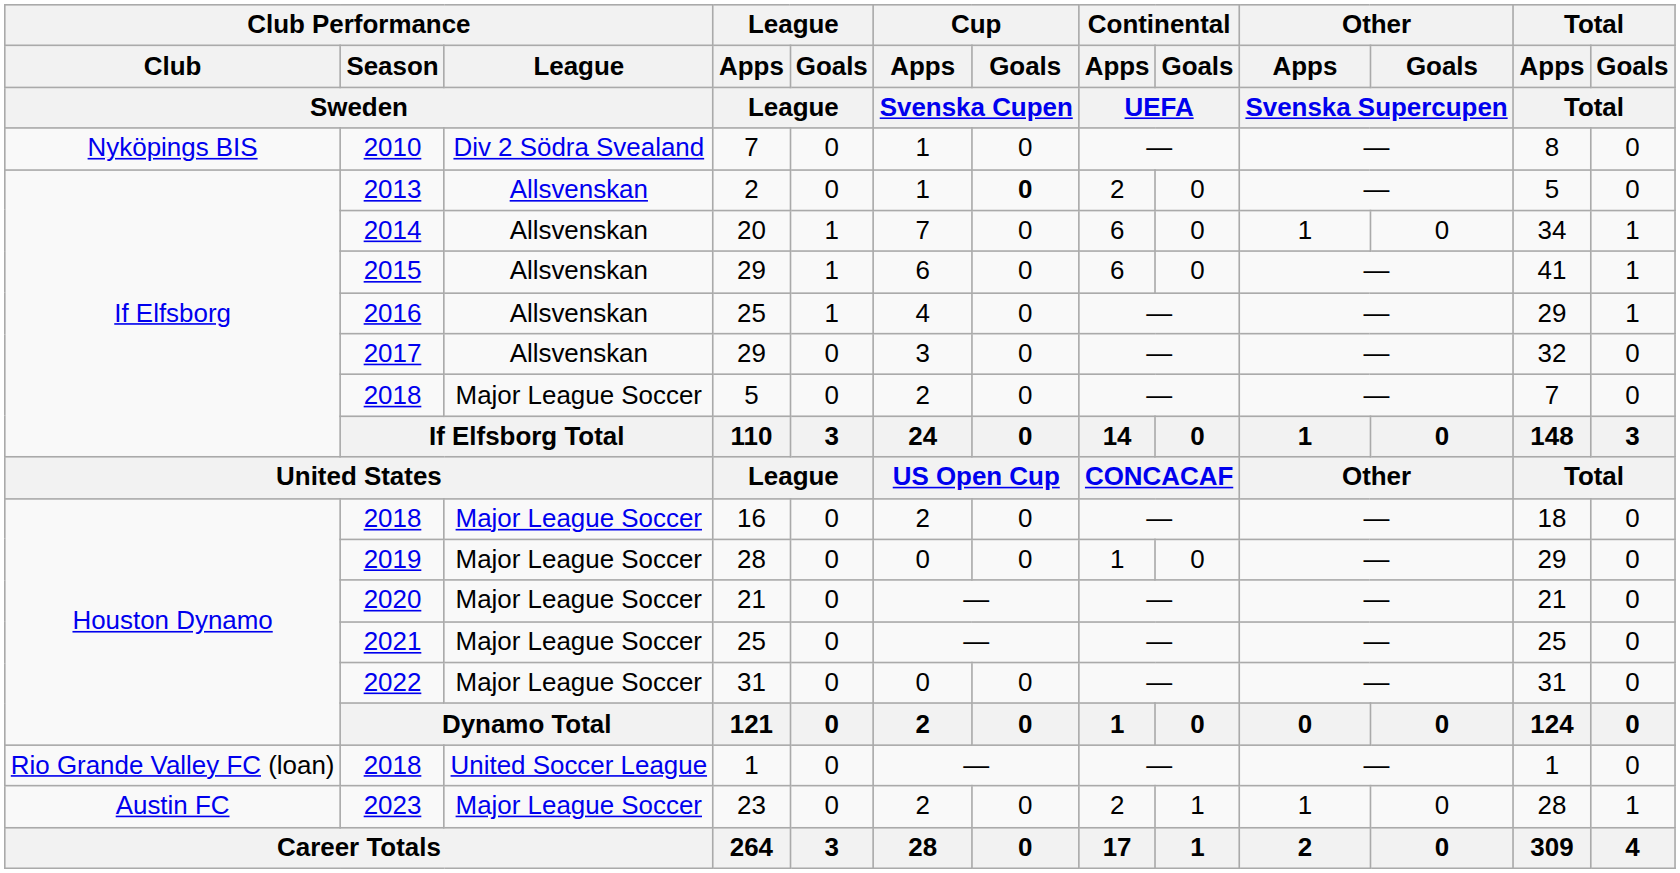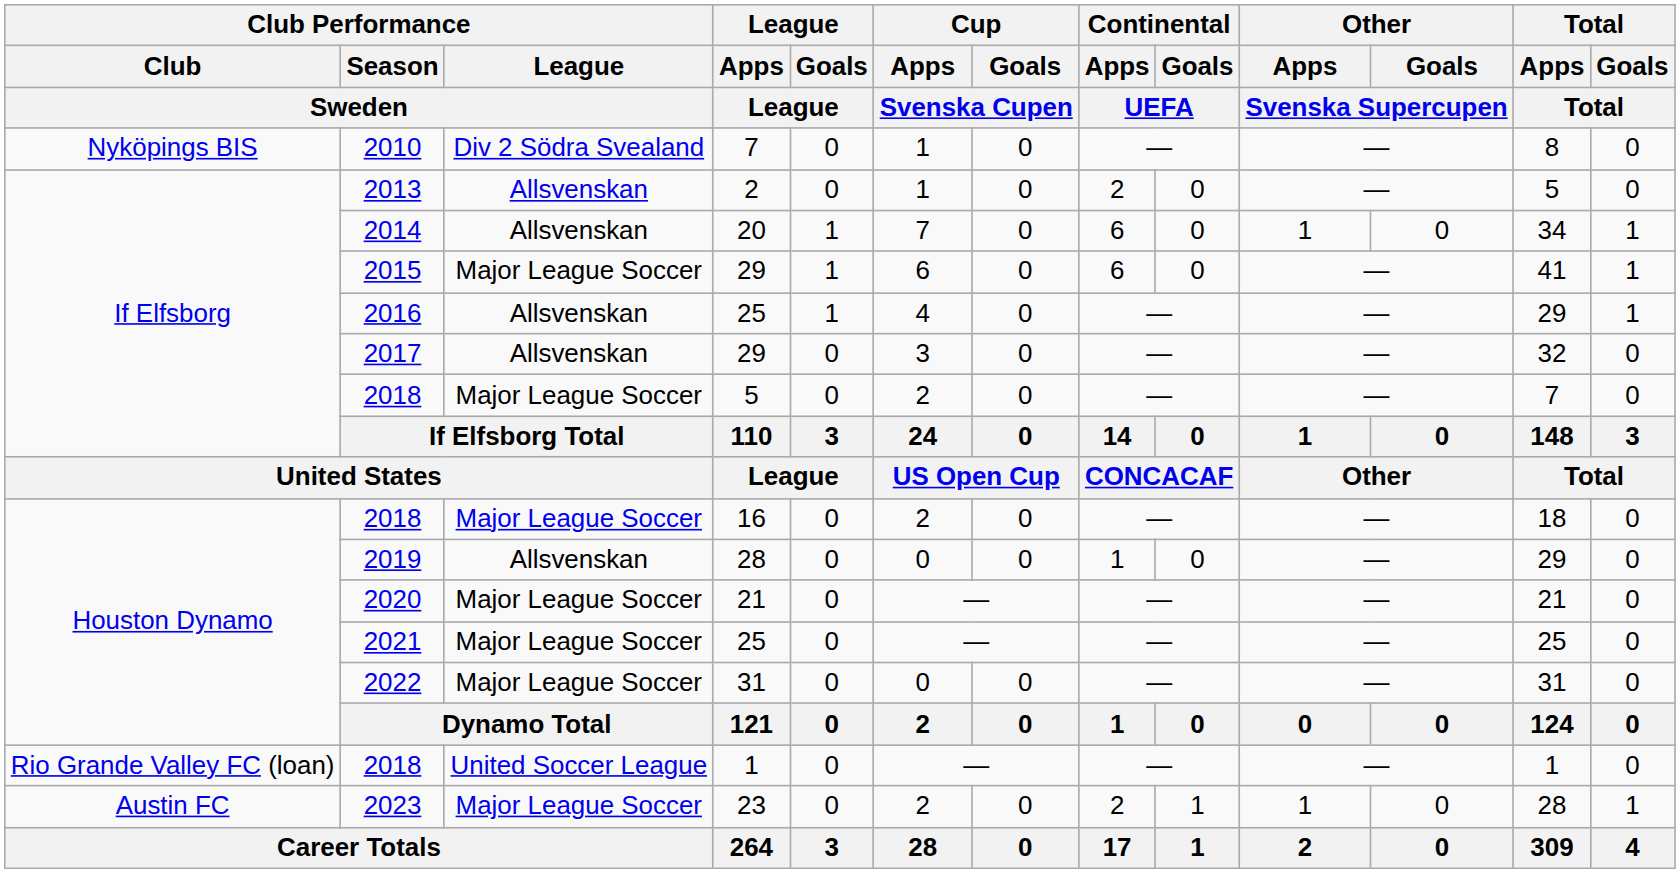(1025, 189) bold -> (1025, 189) normal
(579, 271) Allsvenskan -> (579, 271) Major League Soccer
(579, 559) Major League Soccer -> (579, 559) Allsvenskan
